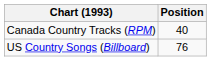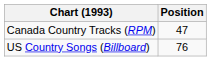(182, 30) 40 -> (182, 30) 47
